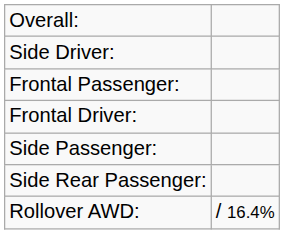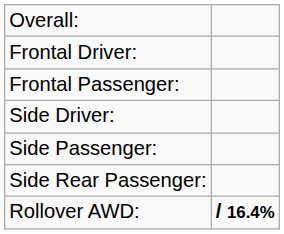rows swapped: (73, 116) <-> (62, 52)
(245, 212) normal -> (245, 212) bold
